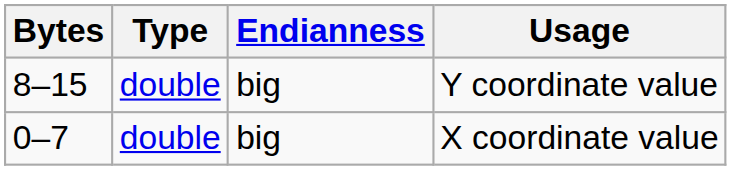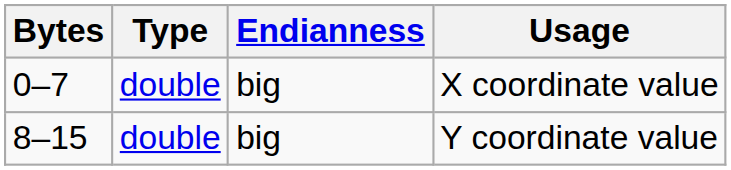rows swapped: (579, 137) <-> (579, 84)
